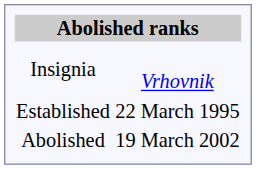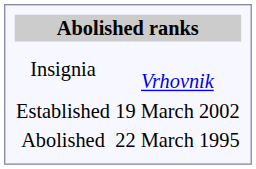(177, 111) 22 March 1995 -> (177, 111) 19 March 2002
(177, 140) 19 March 2002 -> (177, 140) 22 March 1995
